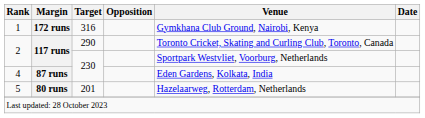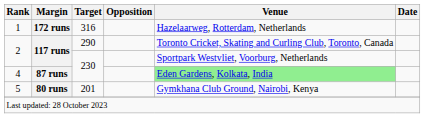(238, 27) Gymkhana Club Ground, Nairobi, Kenya -> (231, 27) Hazelaarweg, Rotterdam, Netherlands
(215, 74) no background -> (215, 74) lightgreen background
(231, 89) Hazelaarweg, Rotterdam, Netherlands -> (238, 89) Gymkhana Club Ground, Nairobi, Kenya
